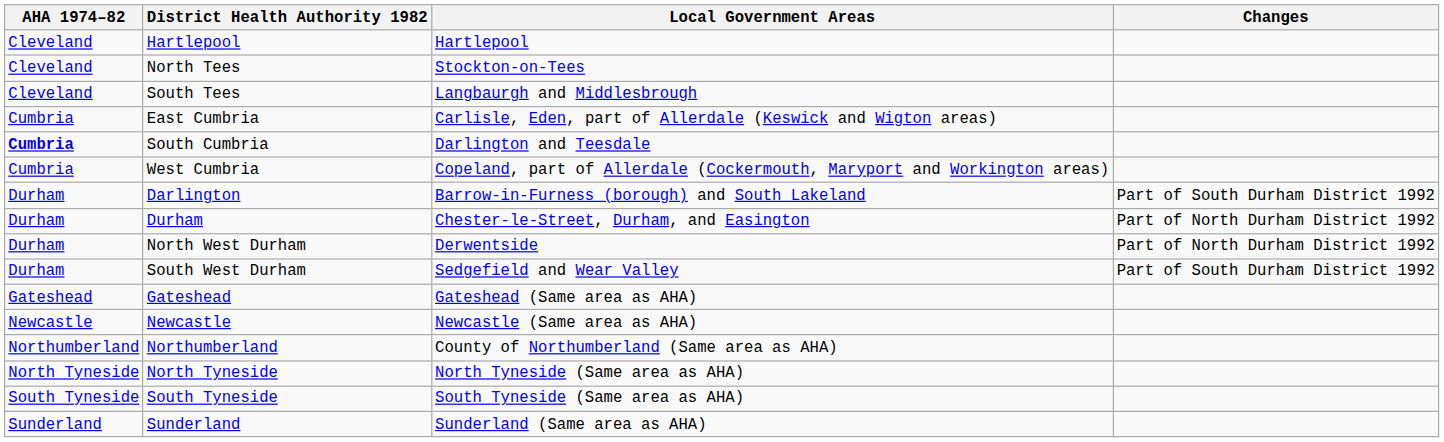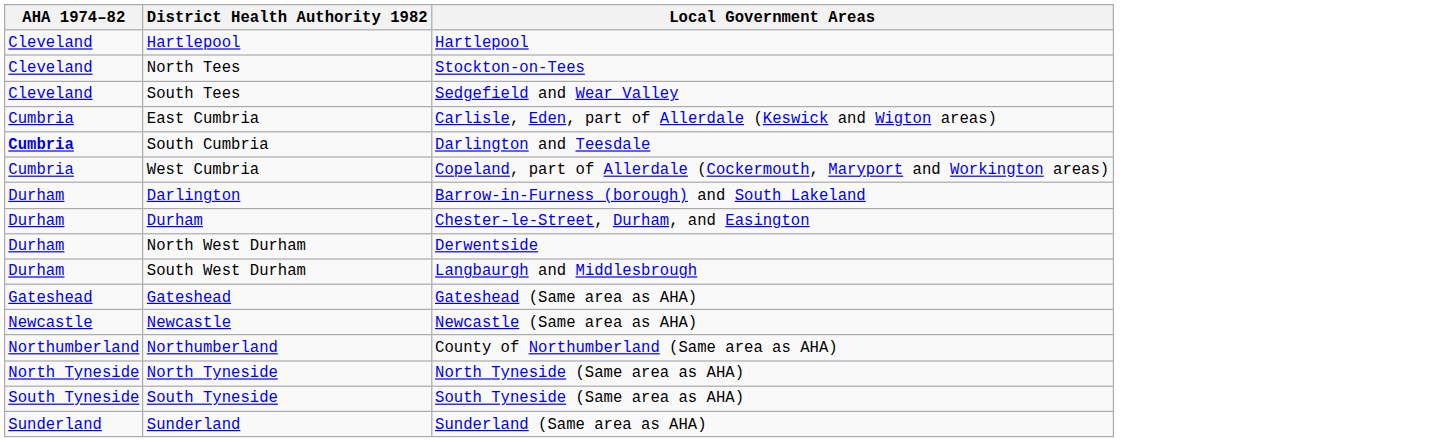- column: (1276, 17)
(566, 94) Langbaurgh and Middlesbrough -> (557, 94) Sedgefield and Wear Valley
(557, 272) Sedgefield and Wear Valley -> (566, 272) Langbaurgh and Middlesbrough
